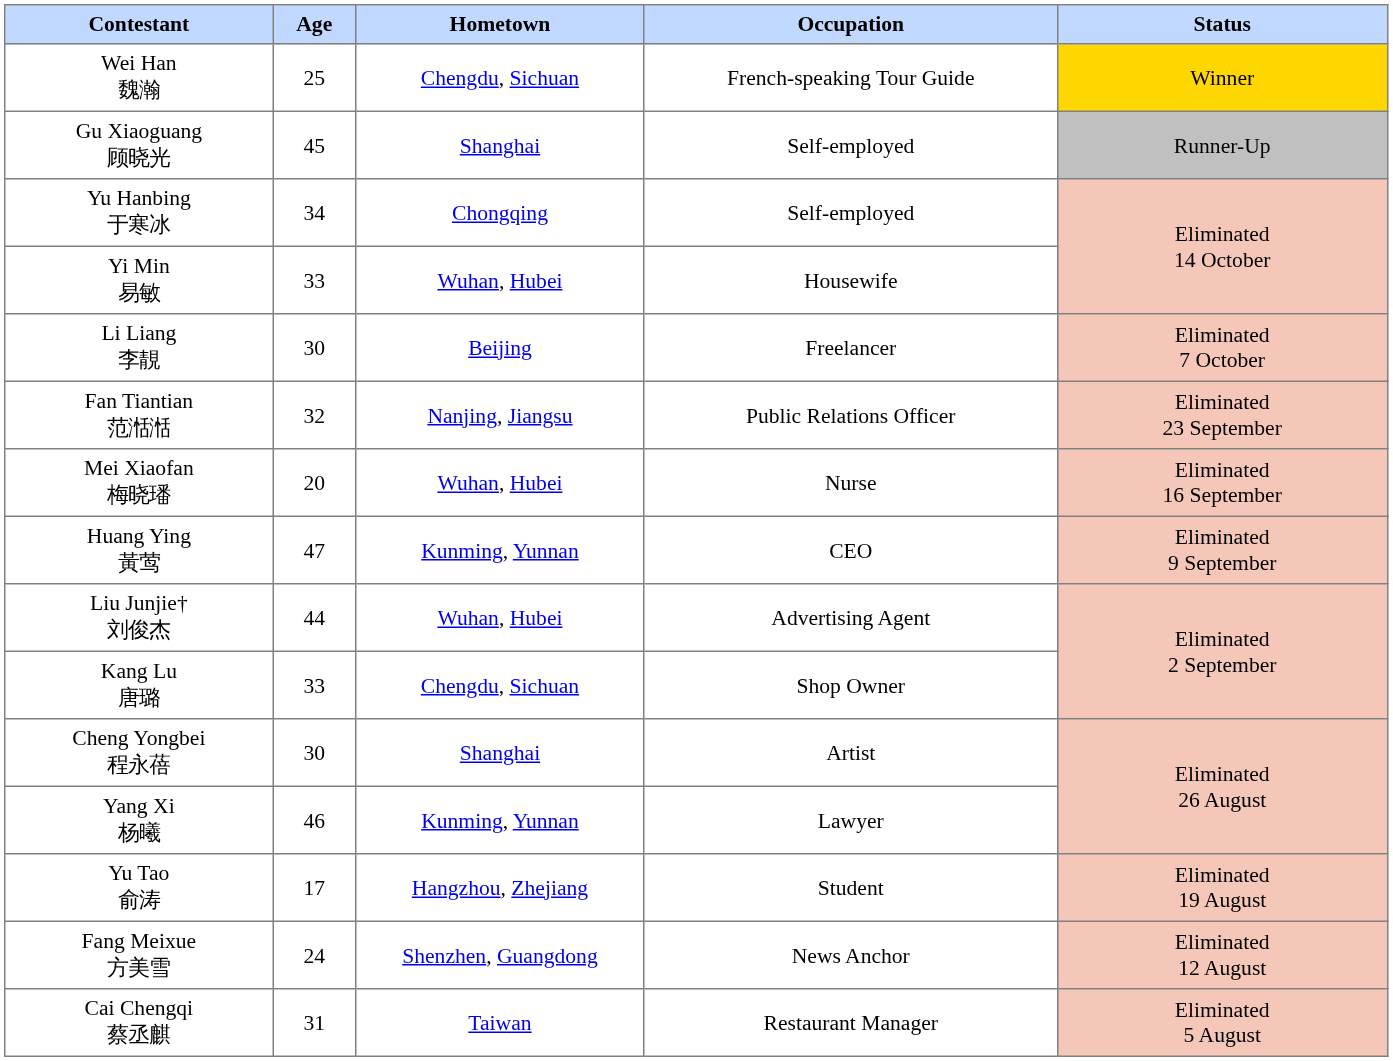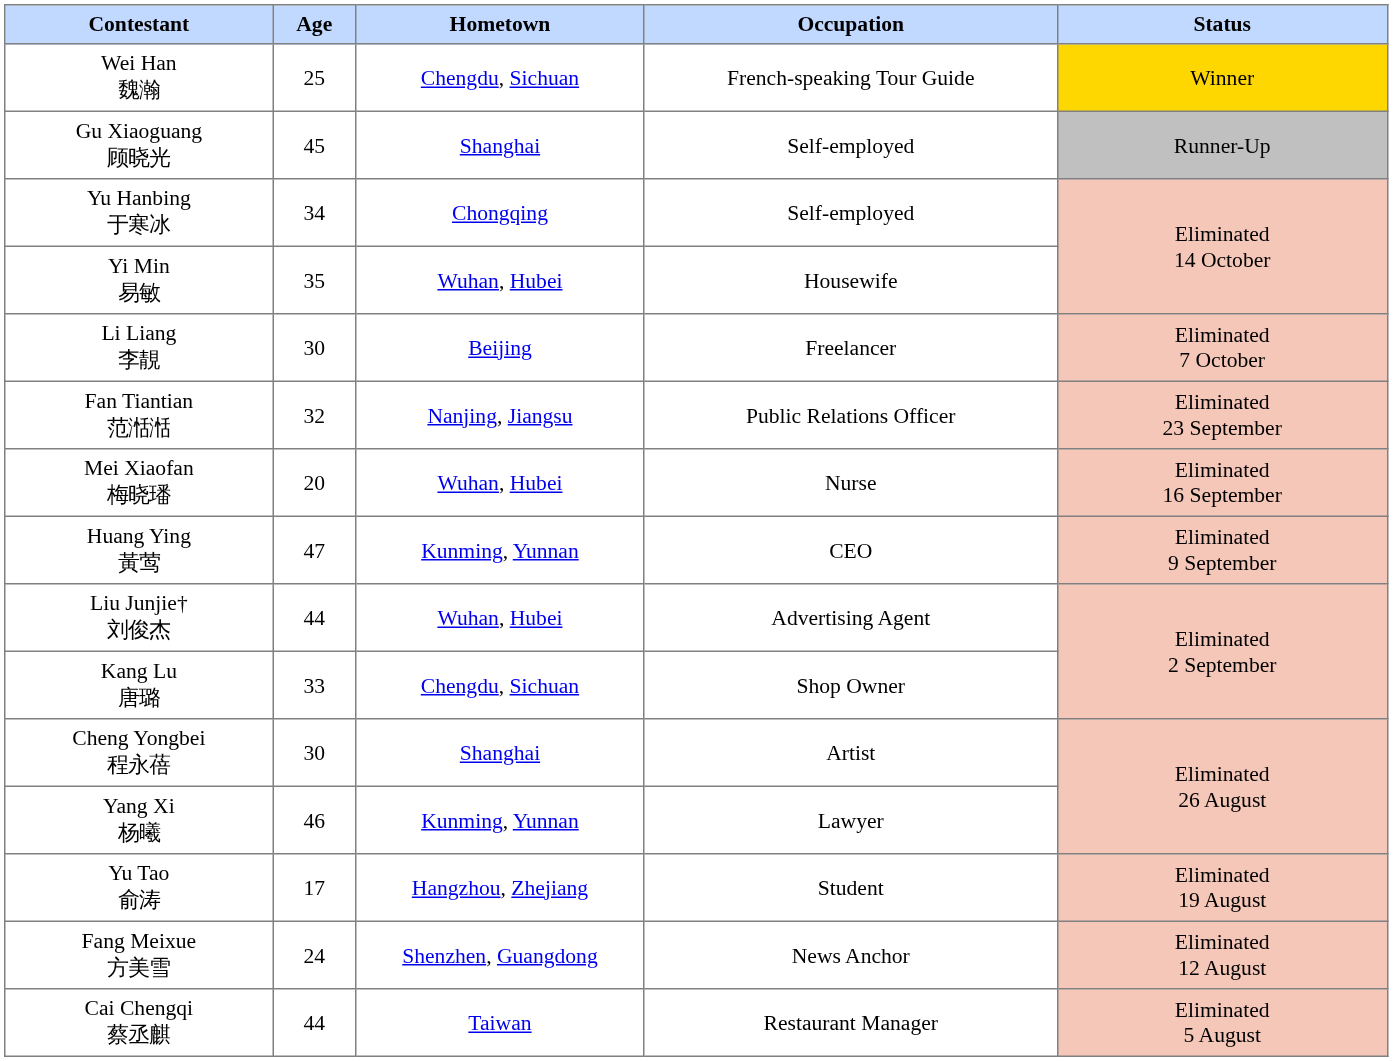(314, 279) 33 -> (314, 279) 35
(314, 1022) 31 -> (314, 1022) 44
